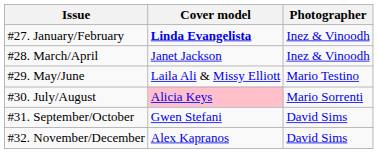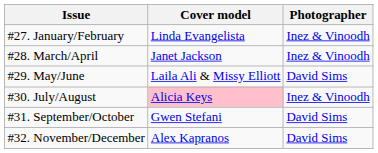(201, 35) bold -> (198, 35) normal
(323, 76) Mario Testino -> (317, 76) David Sims
(325, 96) Mario Sorrenti -> (328, 96) Inez & Vinoodh
